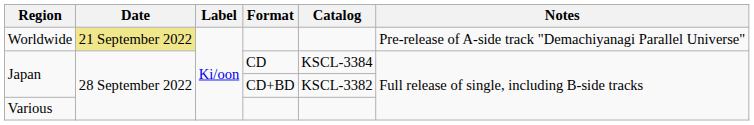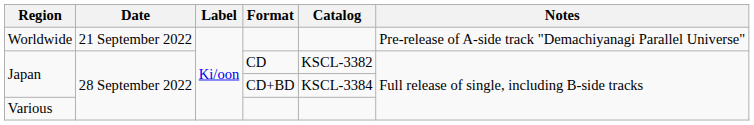(135, 39) khaki background -> (135, 39) no background
(337, 62) KSCL-3384 -> (337, 62) KSCL-3382
(337, 85) KSCL-3382 -> (337, 85) KSCL-3384
